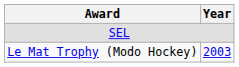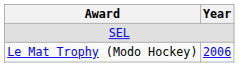(217, 52) 2003 -> (217, 52) 2006
